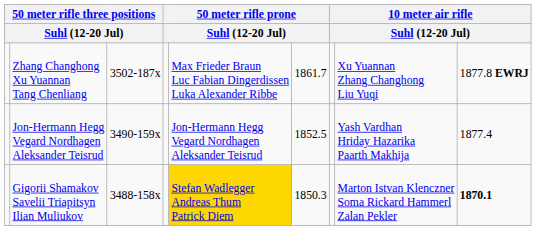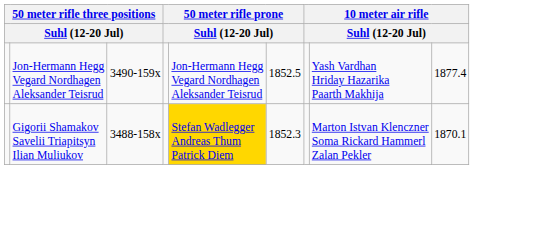- row: (56, 80)
(311, 195) 1850.3 -> (285, 134) 1852.3
(476, 195) bold -> (450, 134) normal
